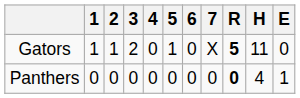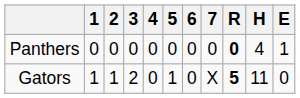rows swapped: (45, 78) <-> (45, 49)
